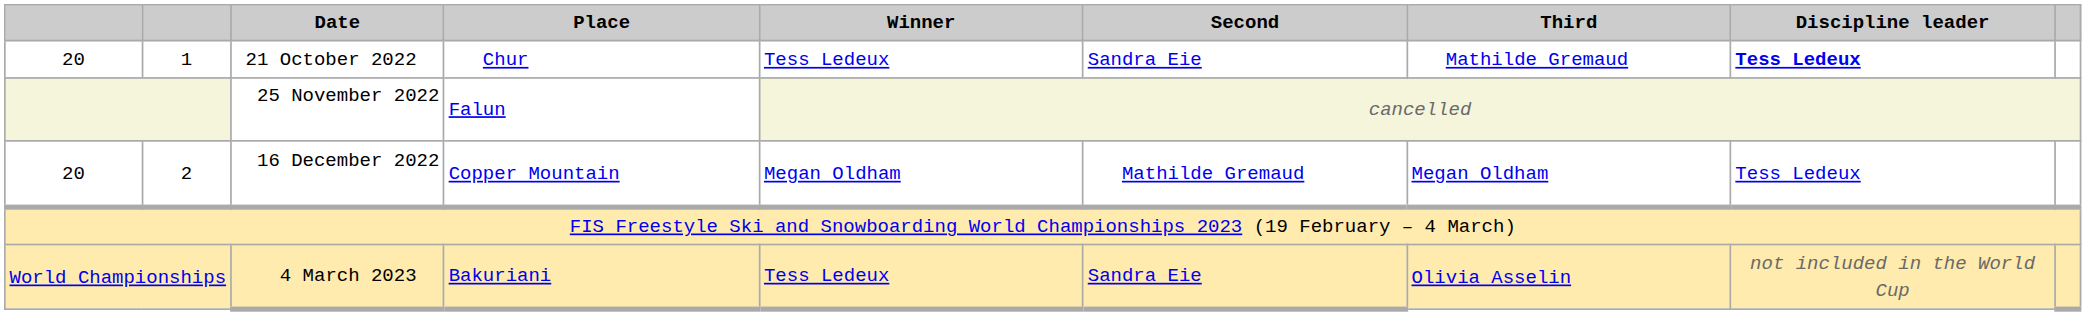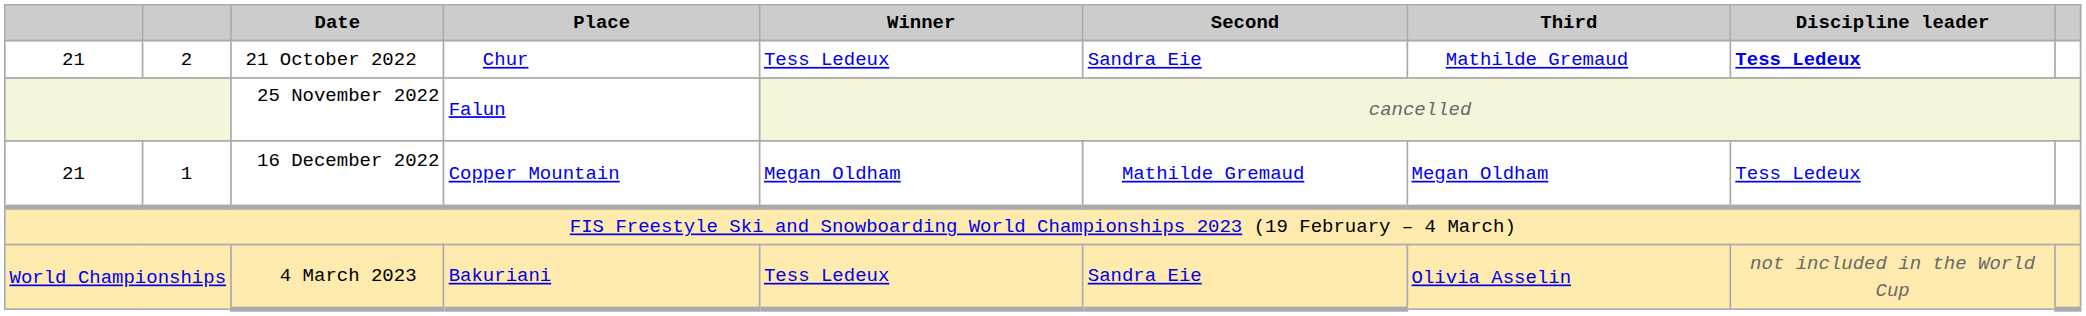(73, 60) 20 -> (73, 60) 21
(186, 60) 1 -> (186, 60) 2
(73, 174) 20 -> (73, 174) 21
(186, 174) 2 -> (186, 174) 1
